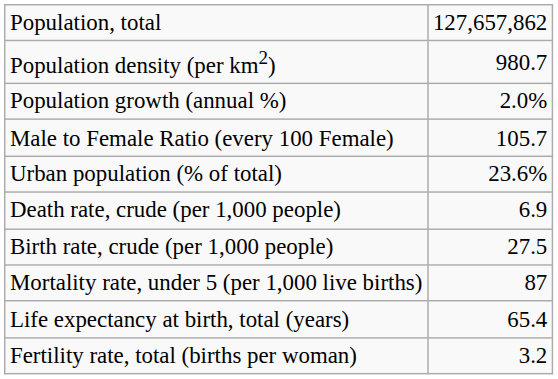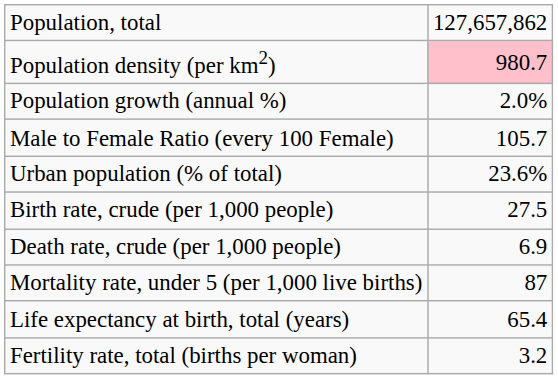(522, 62) no background -> (522, 62) pink background
rows swapped: (172, 246) <-> (175, 210)
